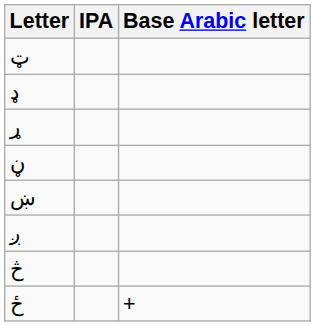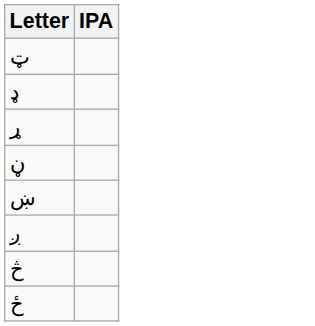- column: (214, 21)
